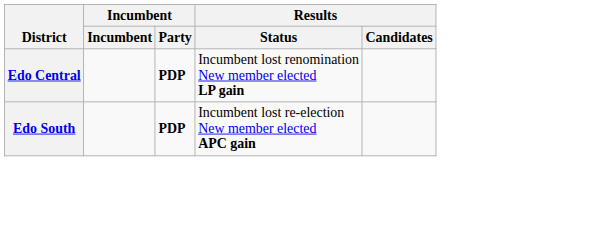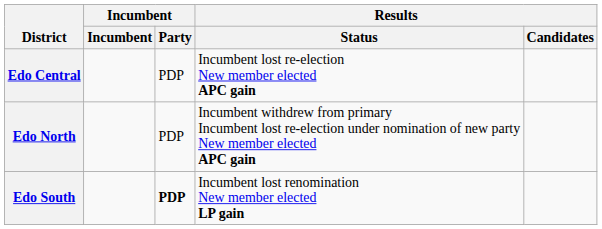(172, 75) bold -> (171, 75) normal
(279, 75) Incumbent lost renomination New member elected LP gain -> (271, 75) Incumbent lost re-election New member elected APC gain
+ row: (44, 136)
(271, 128) Incumbent lost re-election New member elected APC gain -> (279, 197) Incumbent lost renomination New member elected LP gain
